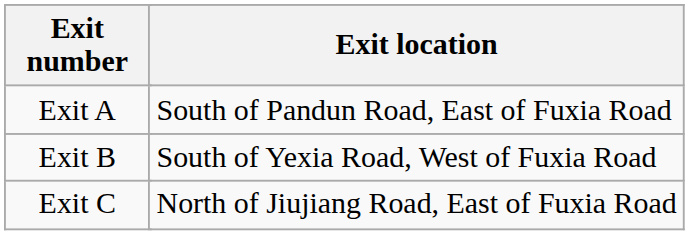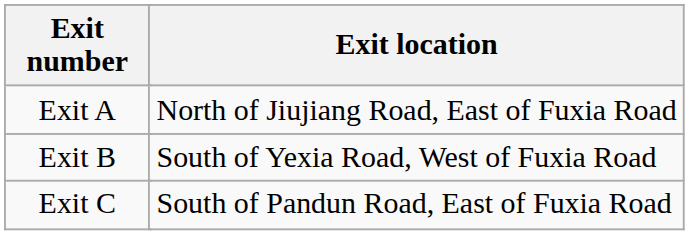(414, 109) South of Pandun Road, East of Fuxia Road -> (417, 109) North of Jiujiang Road, East of Fuxia Road
(417, 204) North of Jiujiang Road, East of Fuxia Road -> (414, 204) South of Pandun Road, East of Fuxia Road
